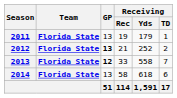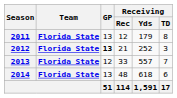(123, 36) 19 -> (123, 36) 12
(166, 36) 1 -> (166, 36) 8
(166, 49) 2 -> (166, 49) 3
(108, 62) bold -> (108, 62) normal
(145, 62) 558 -> (145, 62) 557
(123, 74) 58 -> (123, 74) 48
